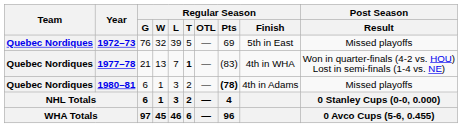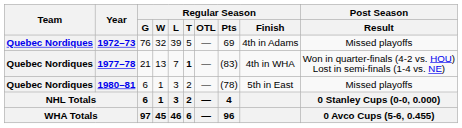(270, 43) 5th in East -> (270, 43) 4th in Adams
(229, 85) bold -> (229, 85) normal
(270, 85) 4th in Adams -> (270, 85) 5th in East
